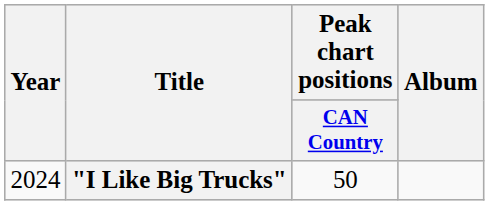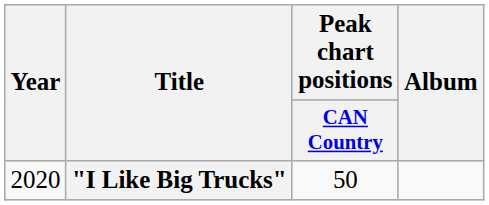(35, 179) 2024 -> (35, 179) 2020
